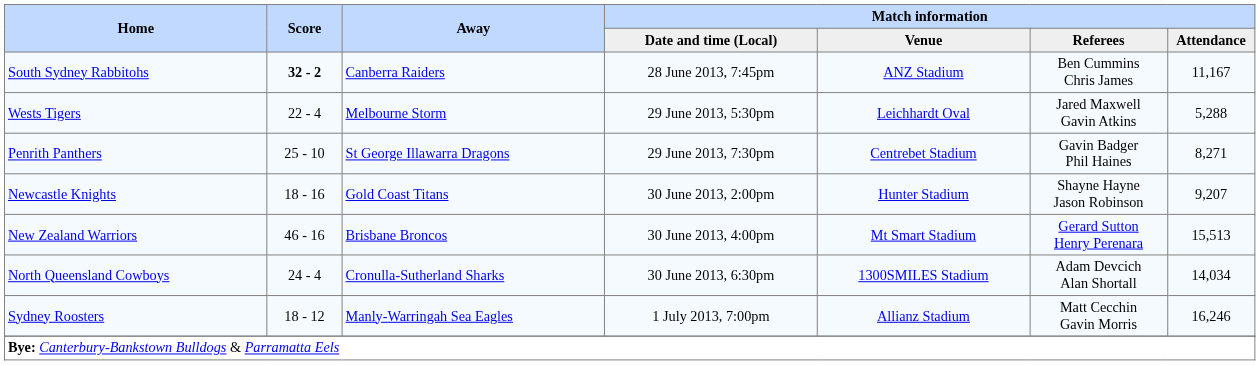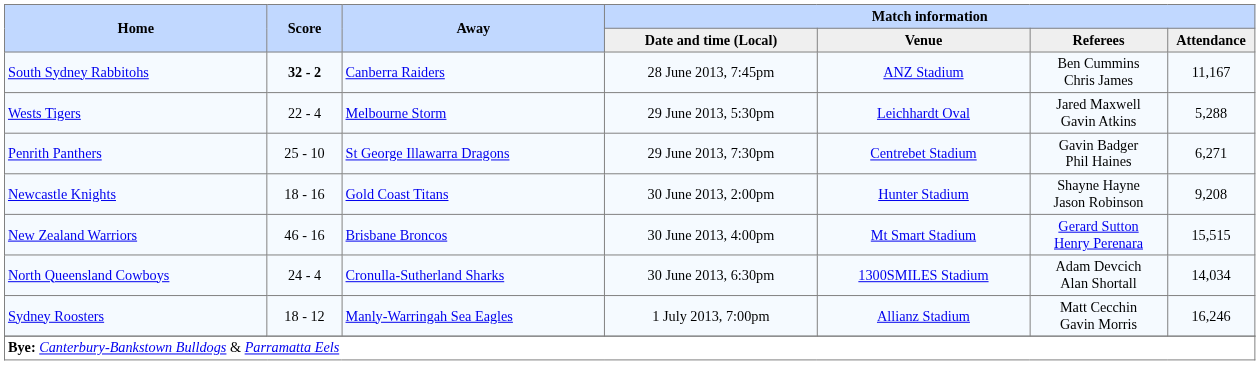(1211, 153) 8,271 -> (1211, 153) 6,271
(1211, 194) 9,207 -> (1211, 194) 9,208
(1211, 234) 15,513 -> (1211, 234) 15,515
